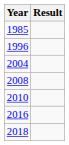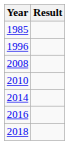- row: (18, 64)
+ row: (18, 98)
